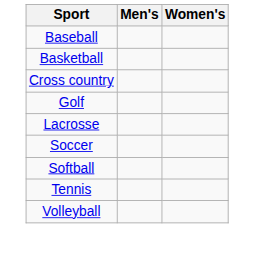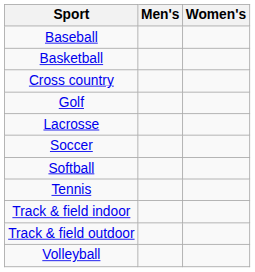+ row: (71, 211)
+ row: (71, 233)
